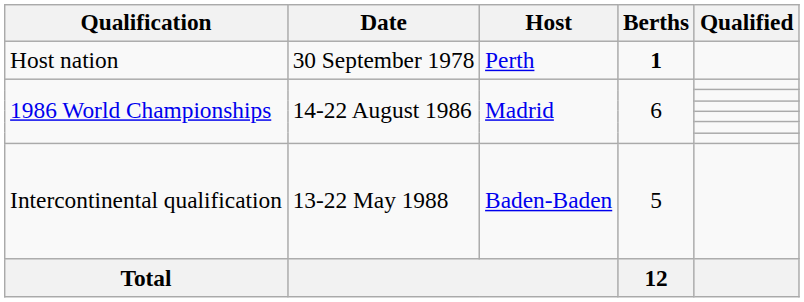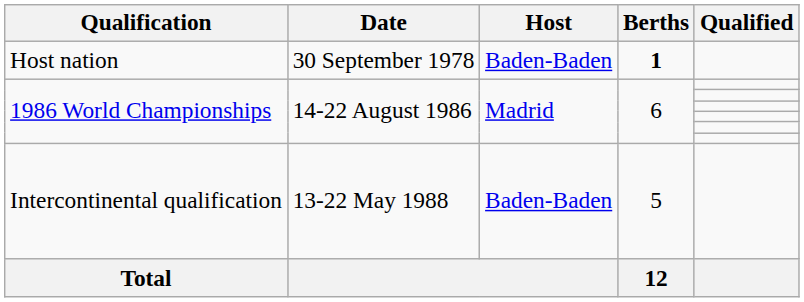(510, 60) Perth -> (549, 60) Baden-Baden
